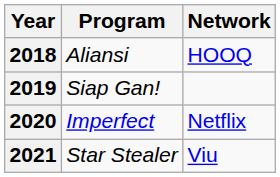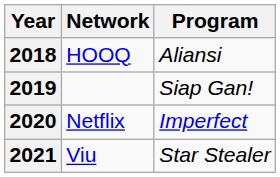columns swapped: (122, 21) <-> (229, 21)
